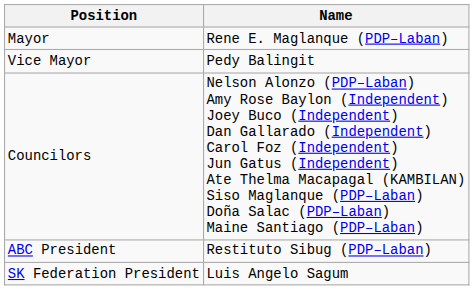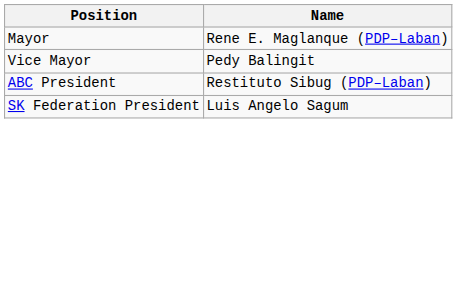- row: (50, 156)
